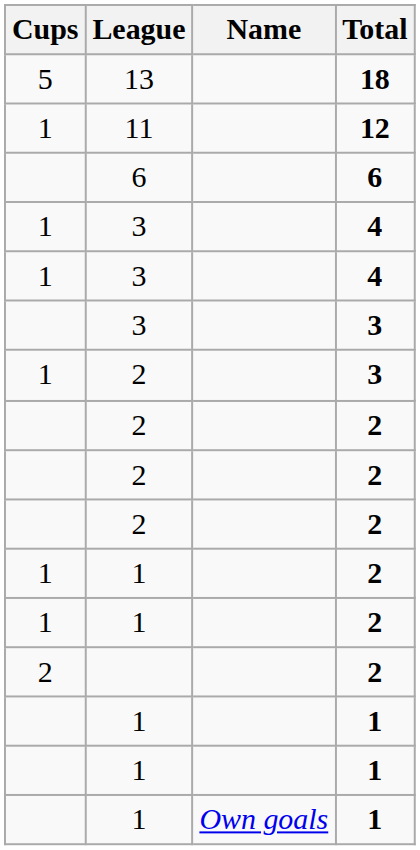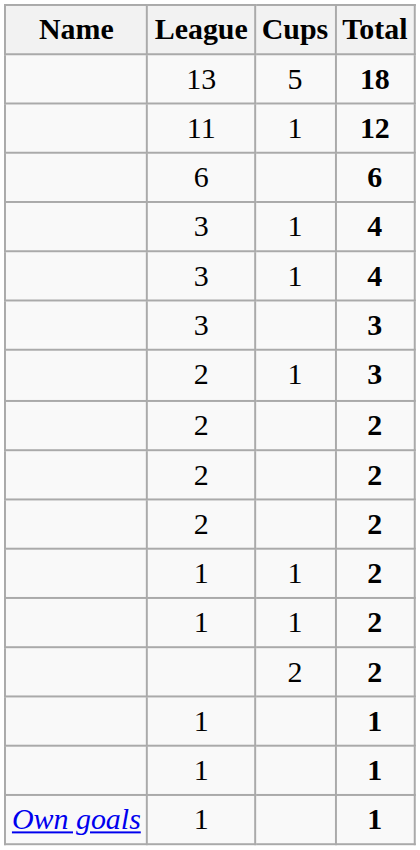columns swapped: (264, 29) <-> (45, 29)
